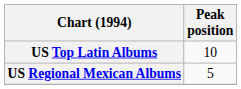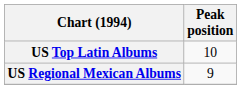(210, 73) 5 -> (210, 73) 9
